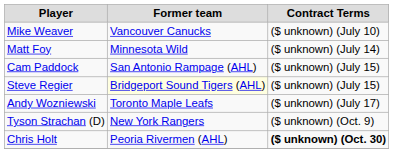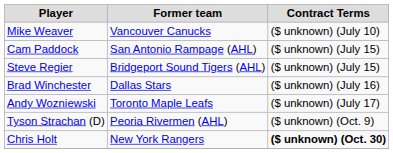- row: (29, 49)
(188, 85) lightyellow background -> (188, 67) no background
+ row: (49, 85)
(157, 121) New York Rangers -> (169, 121) Peoria Rivermen (AHL)
(169, 139) Peoria Rivermen (AHL) -> (157, 139) New York Rangers
